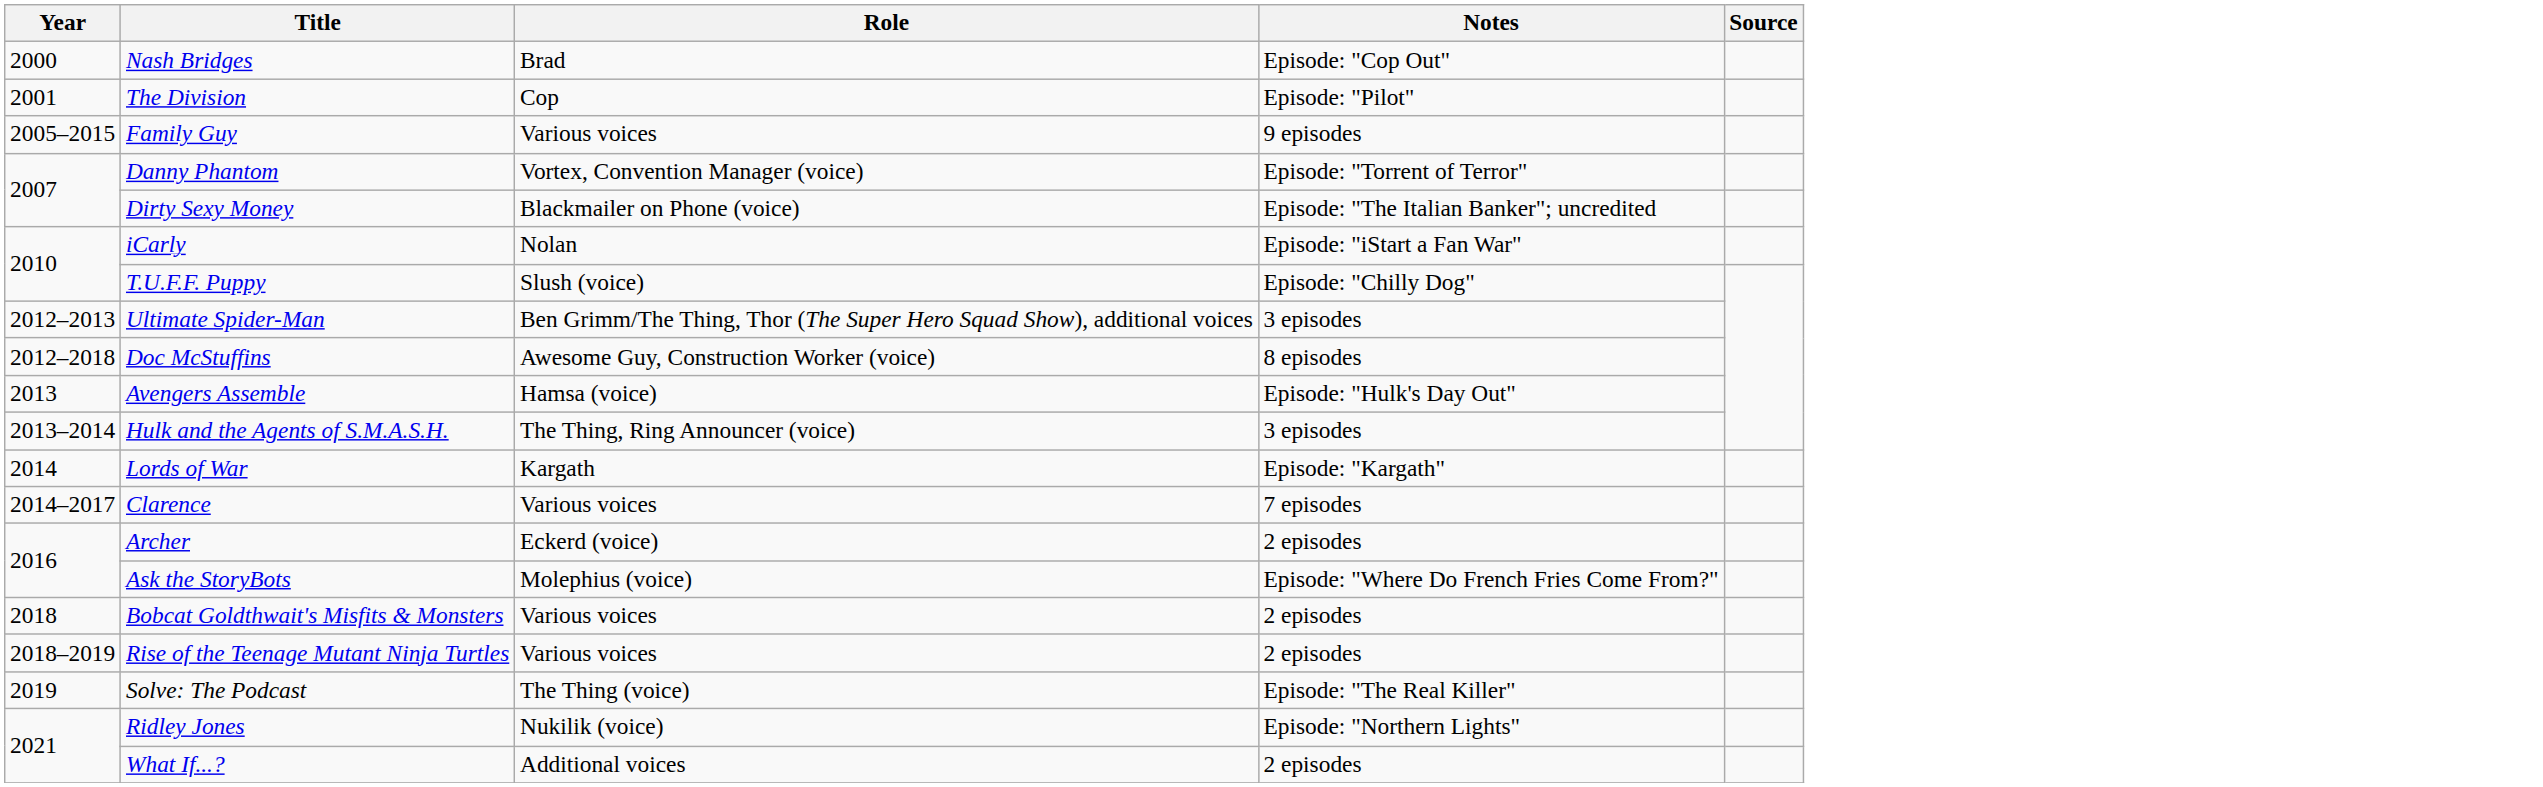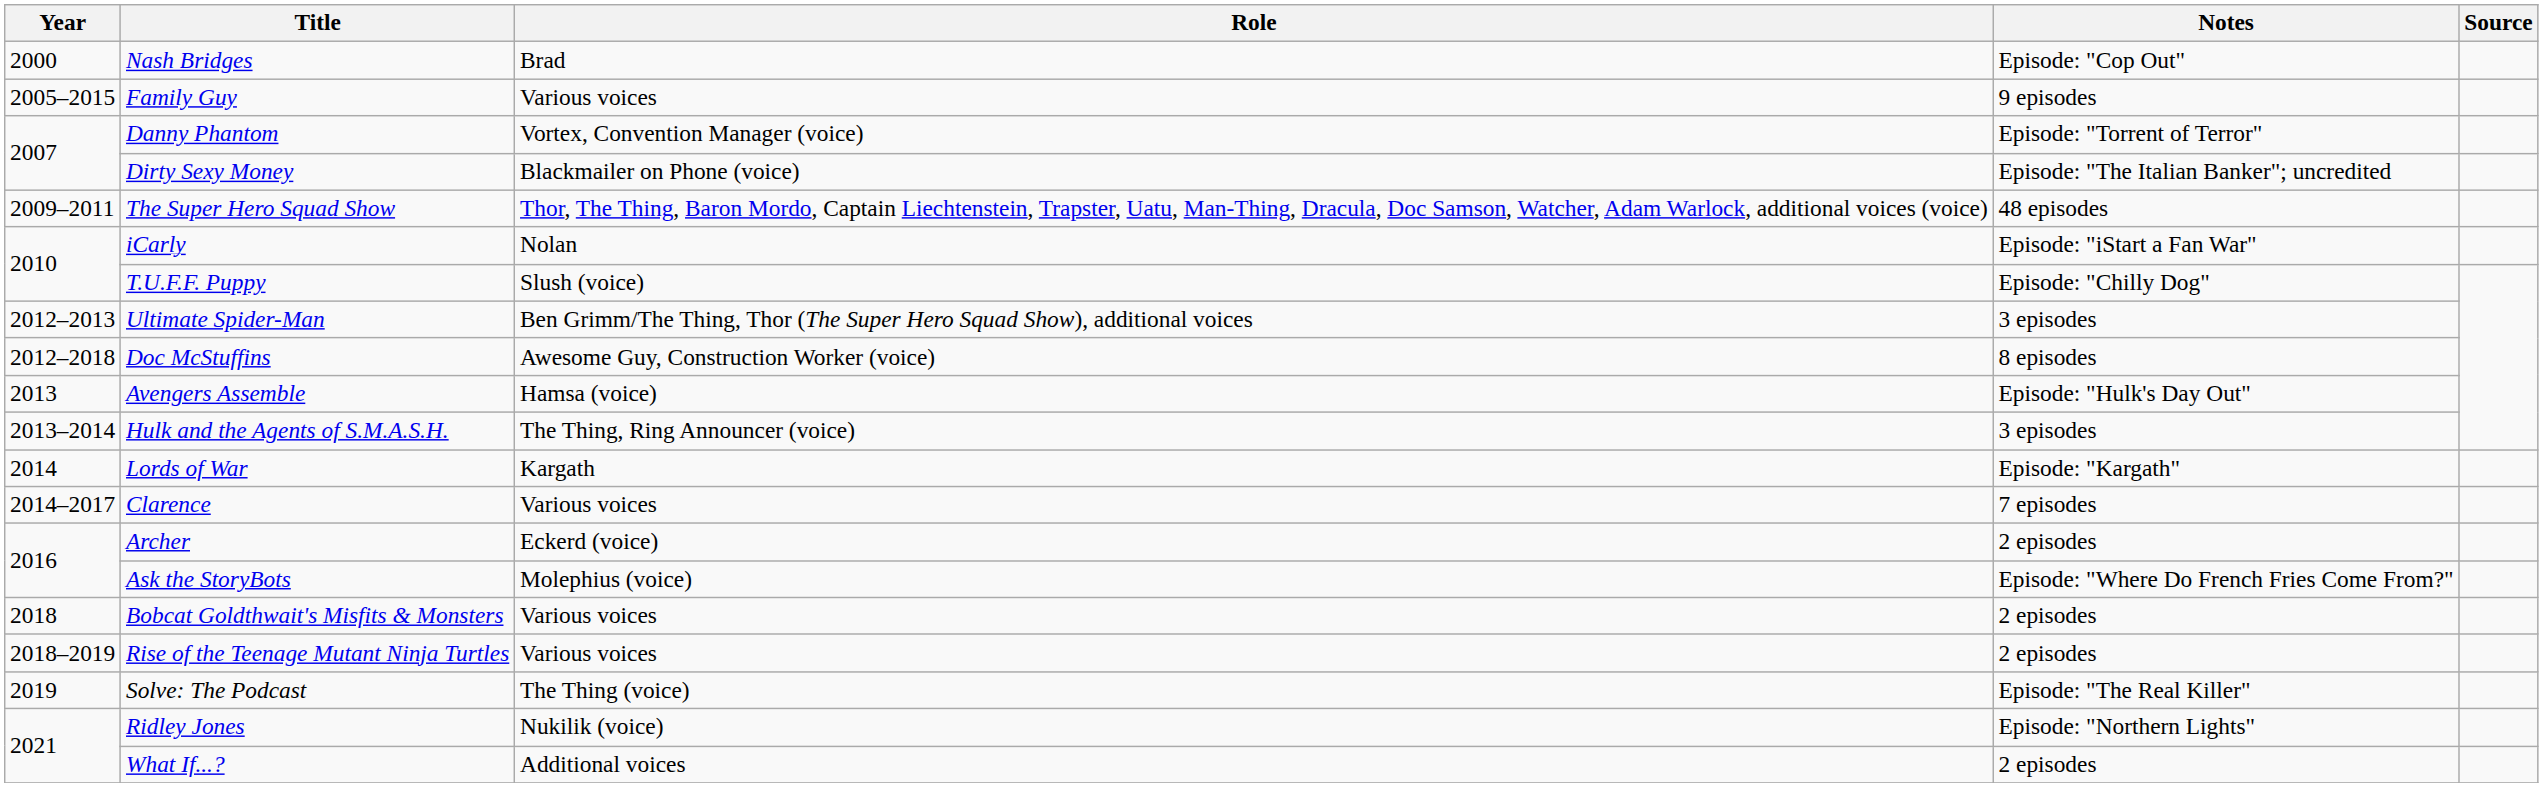- row: (186, 97)
+ row: (261, 208)
